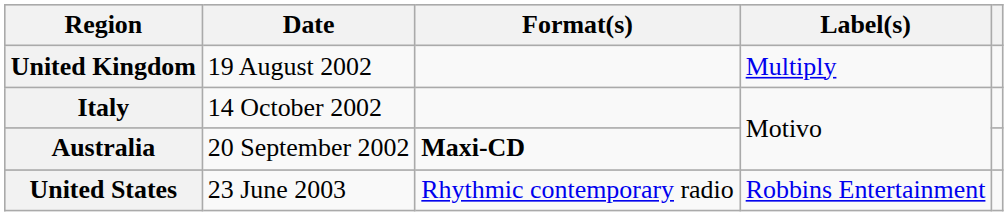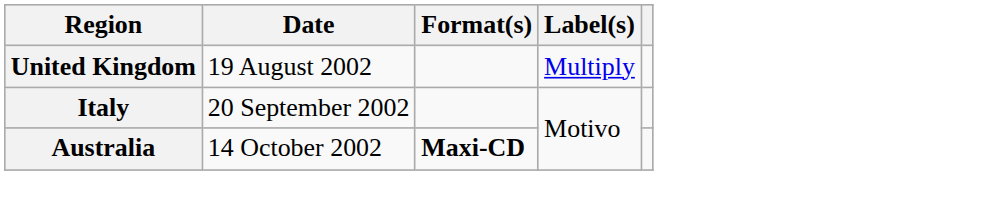(295, 107) 14 October 2002 -> (309, 107) 20 September 2002
(309, 148) 20 September 2002 -> (295, 148) 14 October 2002
- row: (103, 189)
